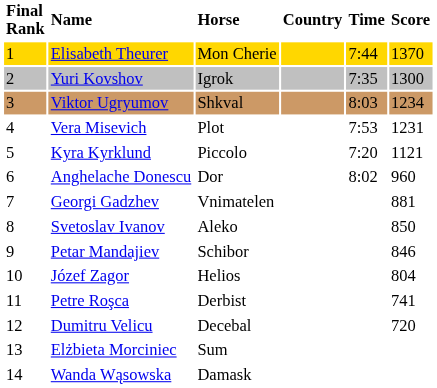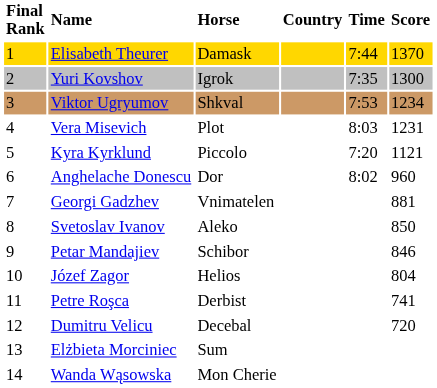(237, 53) Mon Cherie -> (224, 53) Damask
(363, 103) 8:03 -> (363, 103) 7:53
(363, 127) 7:53 -> (363, 127) 8:03
(224, 374) Damask -> (237, 374) Mon Cherie
